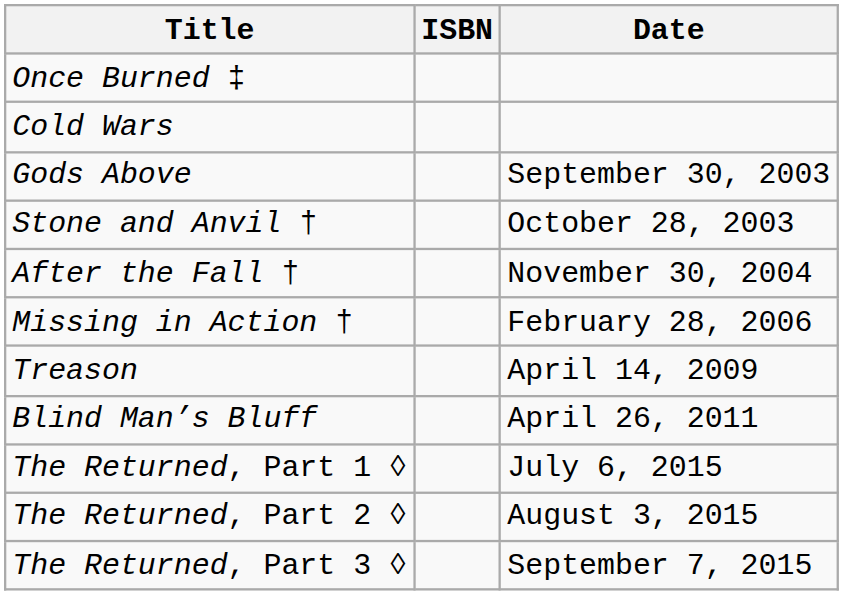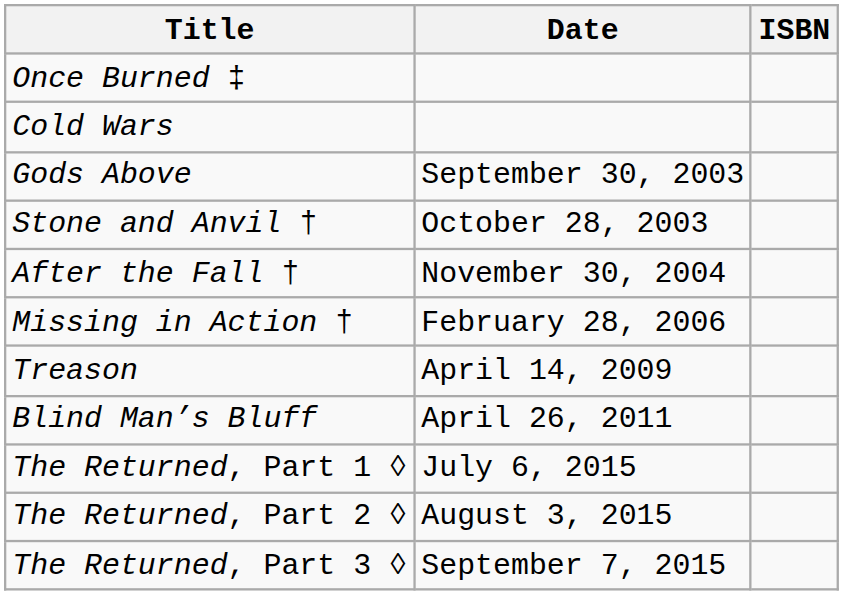columns swapped: (669, 30) <-> (457, 30)
